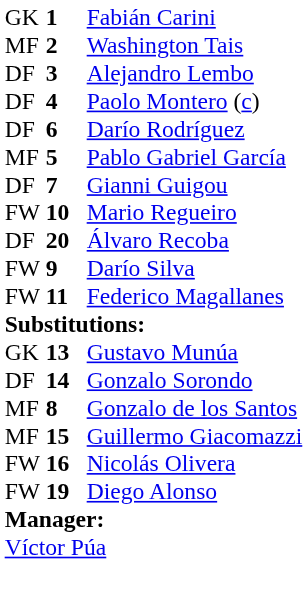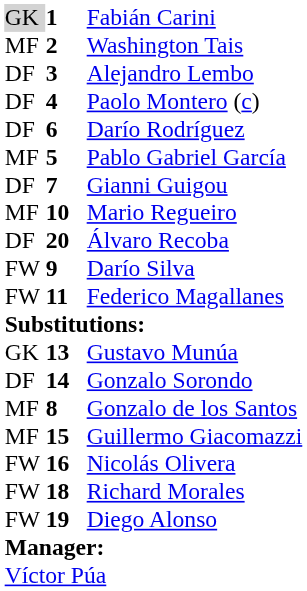(22, 17) no background -> (22, 17) lightgrey background
(22, 212) FW -> (22, 212) MF
+ row: (166, 491)
